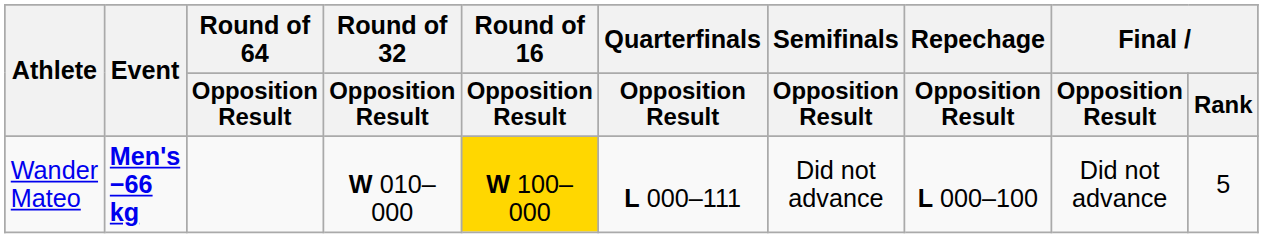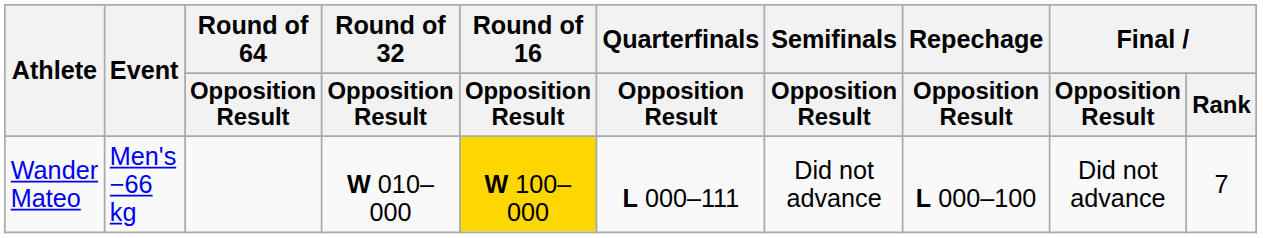(145, 185) bold -> (143, 185) normal
(1223, 185) 5 -> (1221, 185) 7
